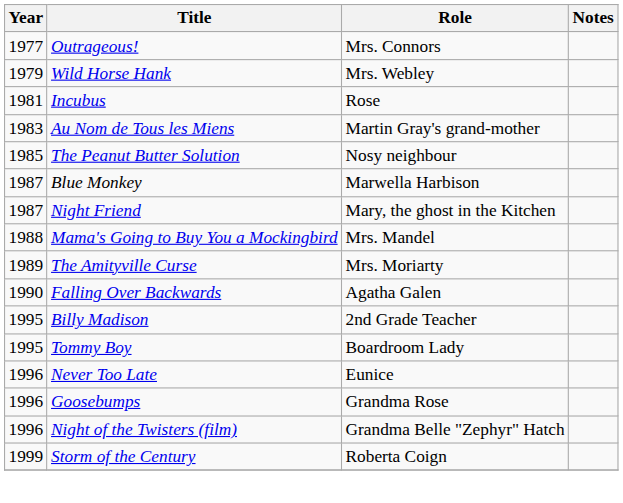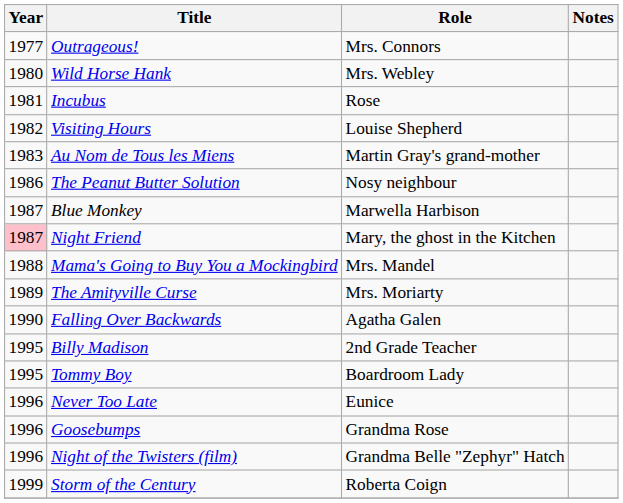(26, 73) 1979 -> (26, 73) 1980
+ row: (101, 127)
(26, 155) 1985 -> (26, 182) 1986
(26, 210) no background -> (26, 237) pink background
